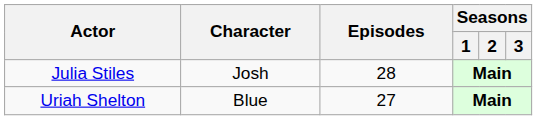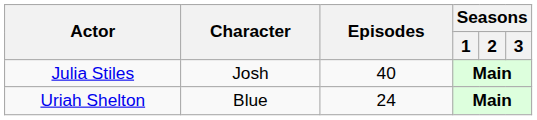(386, 73) 28 -> (386, 73) 40
(386, 100) 27 -> (386, 100) 24
